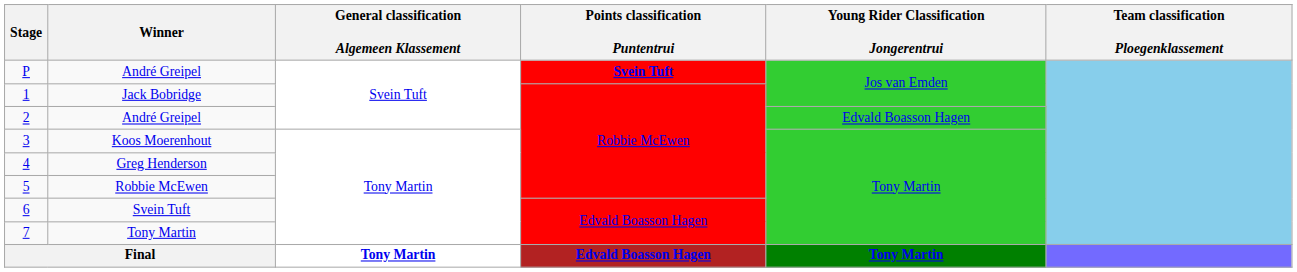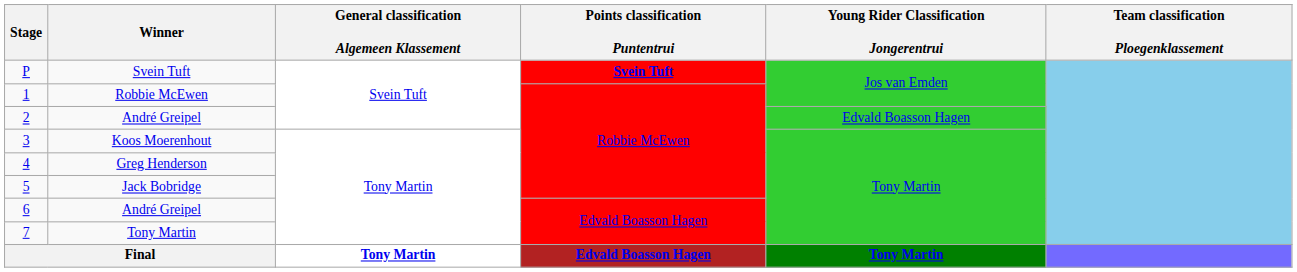(162, 72) André Greipel -> (162, 72) Svein Tuft
(162, 95) Jack Bobridge -> (162, 95) Robbie McEwen
(162, 187) Robbie McEwen -> (162, 187) Jack Bobridge
(162, 210) Svein Tuft -> (162, 210) André Greipel
